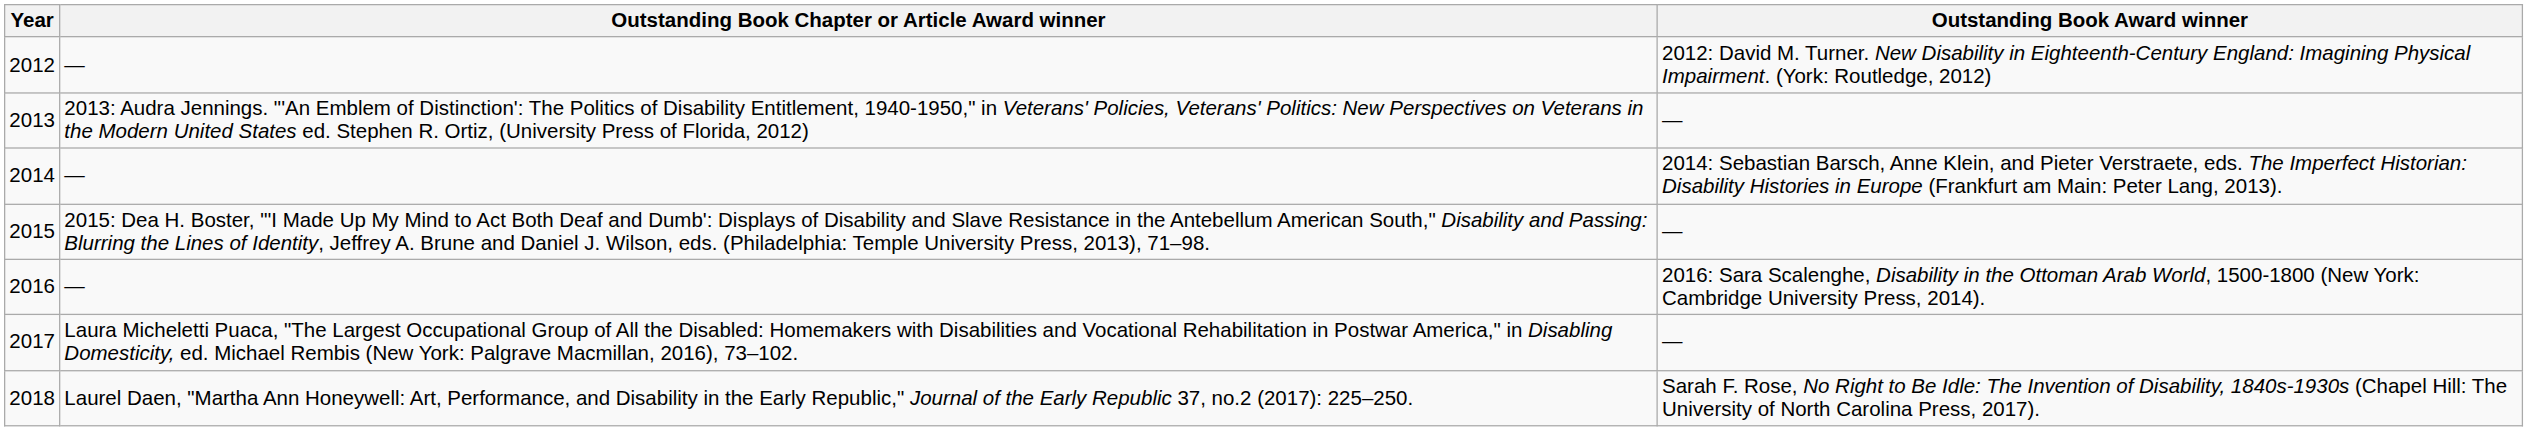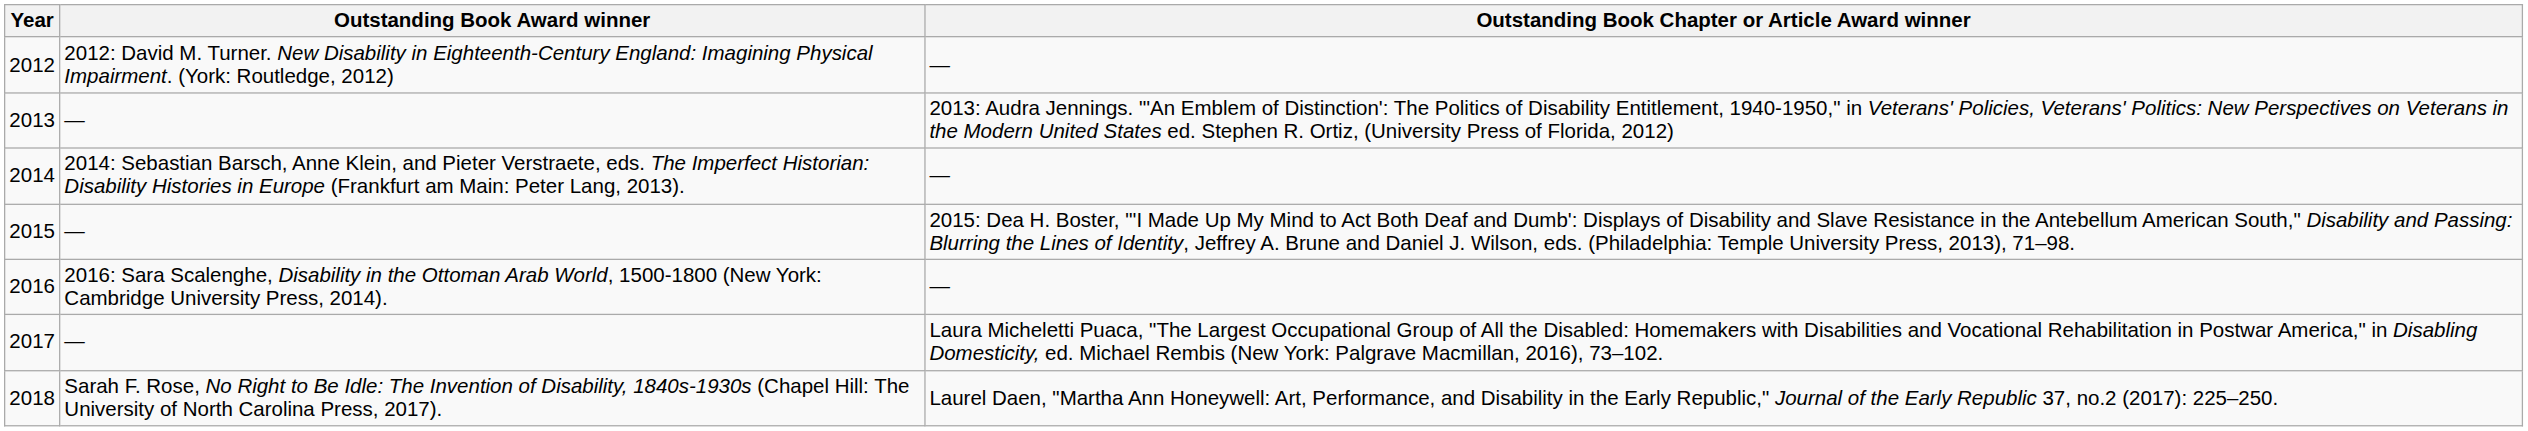columns swapped: (858, 20) <-> (2090, 20)
